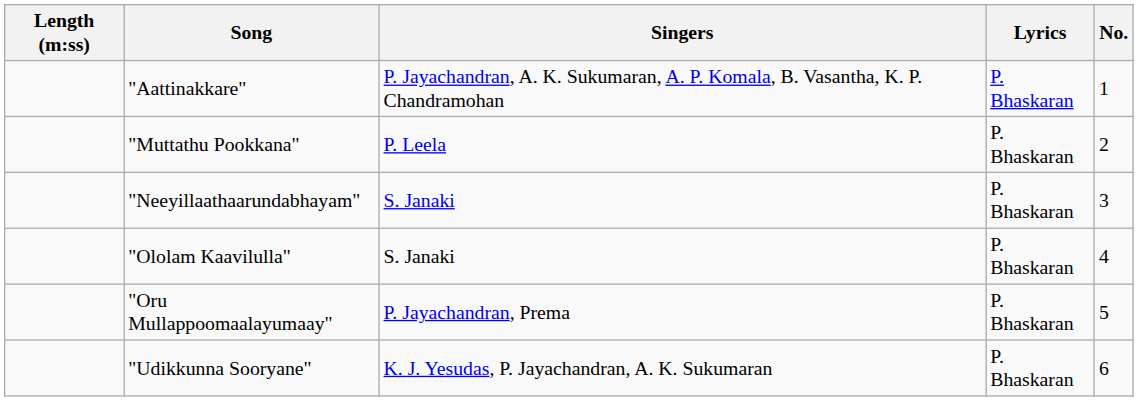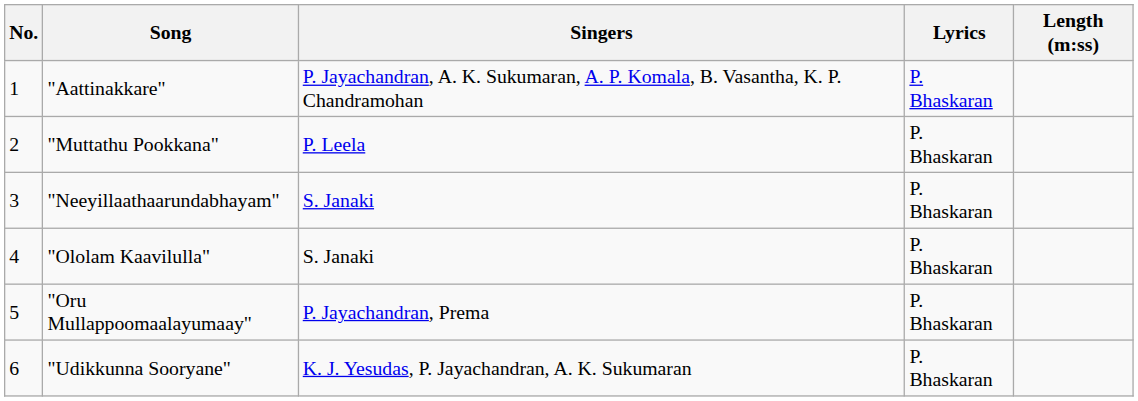columns swapped: (1114, 32) <-> (64, 32)
